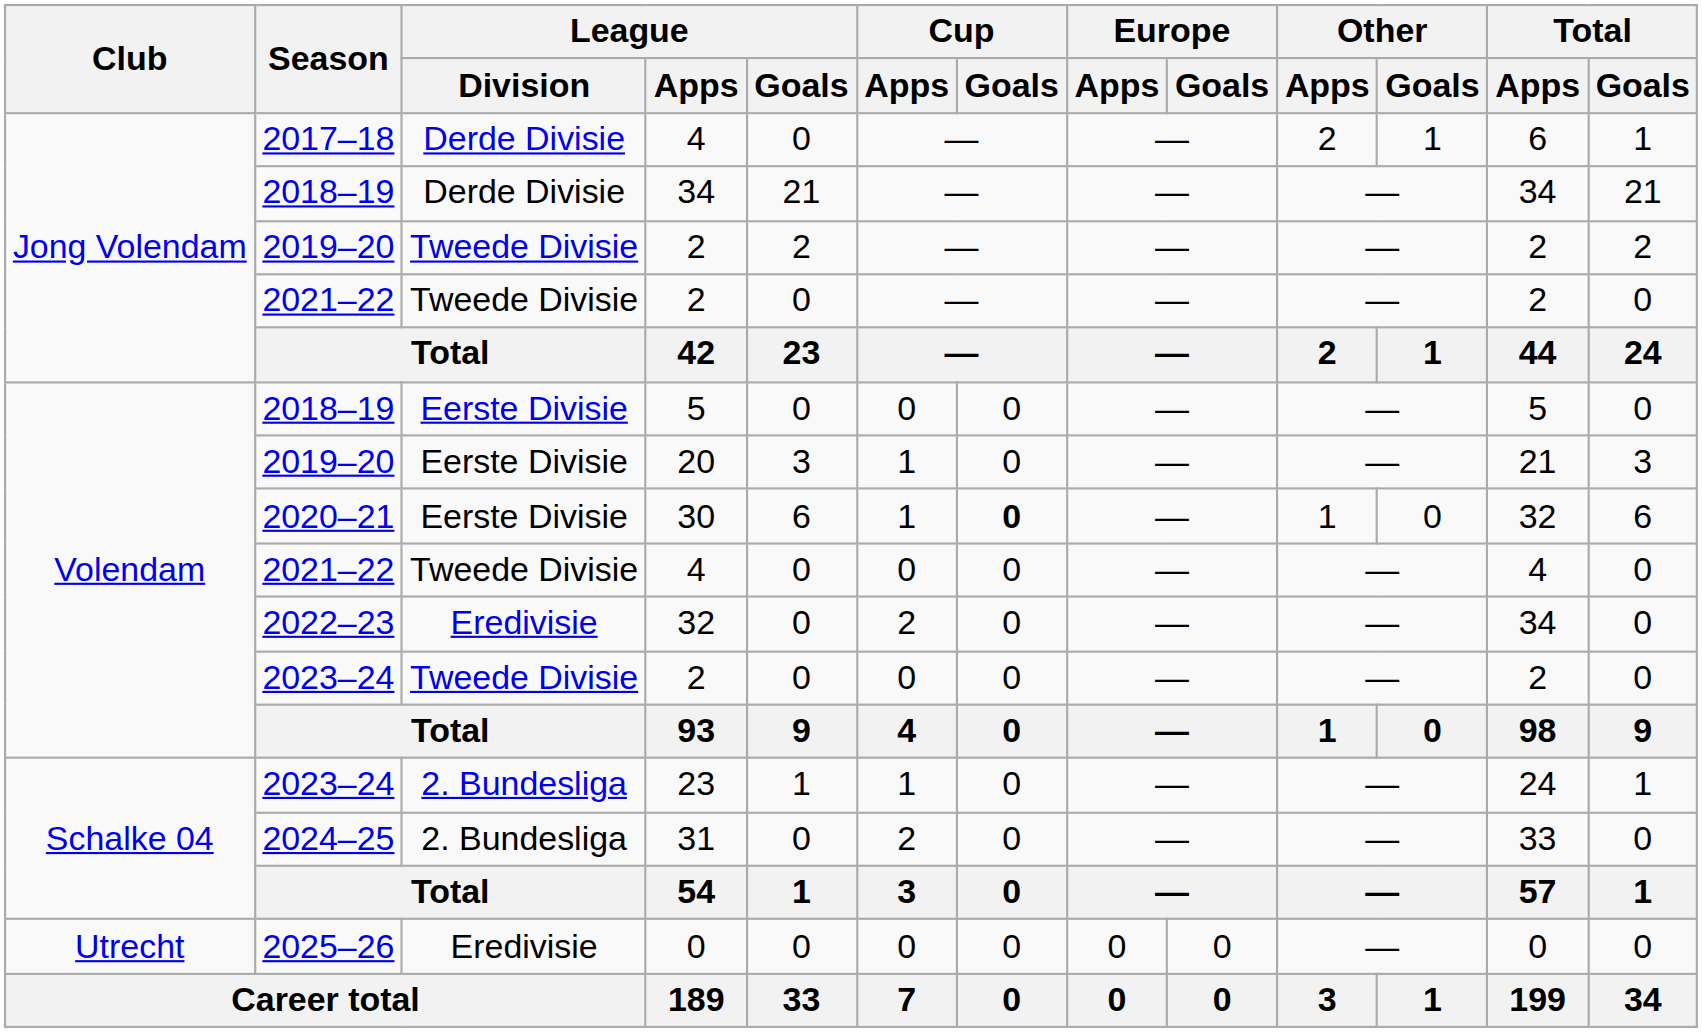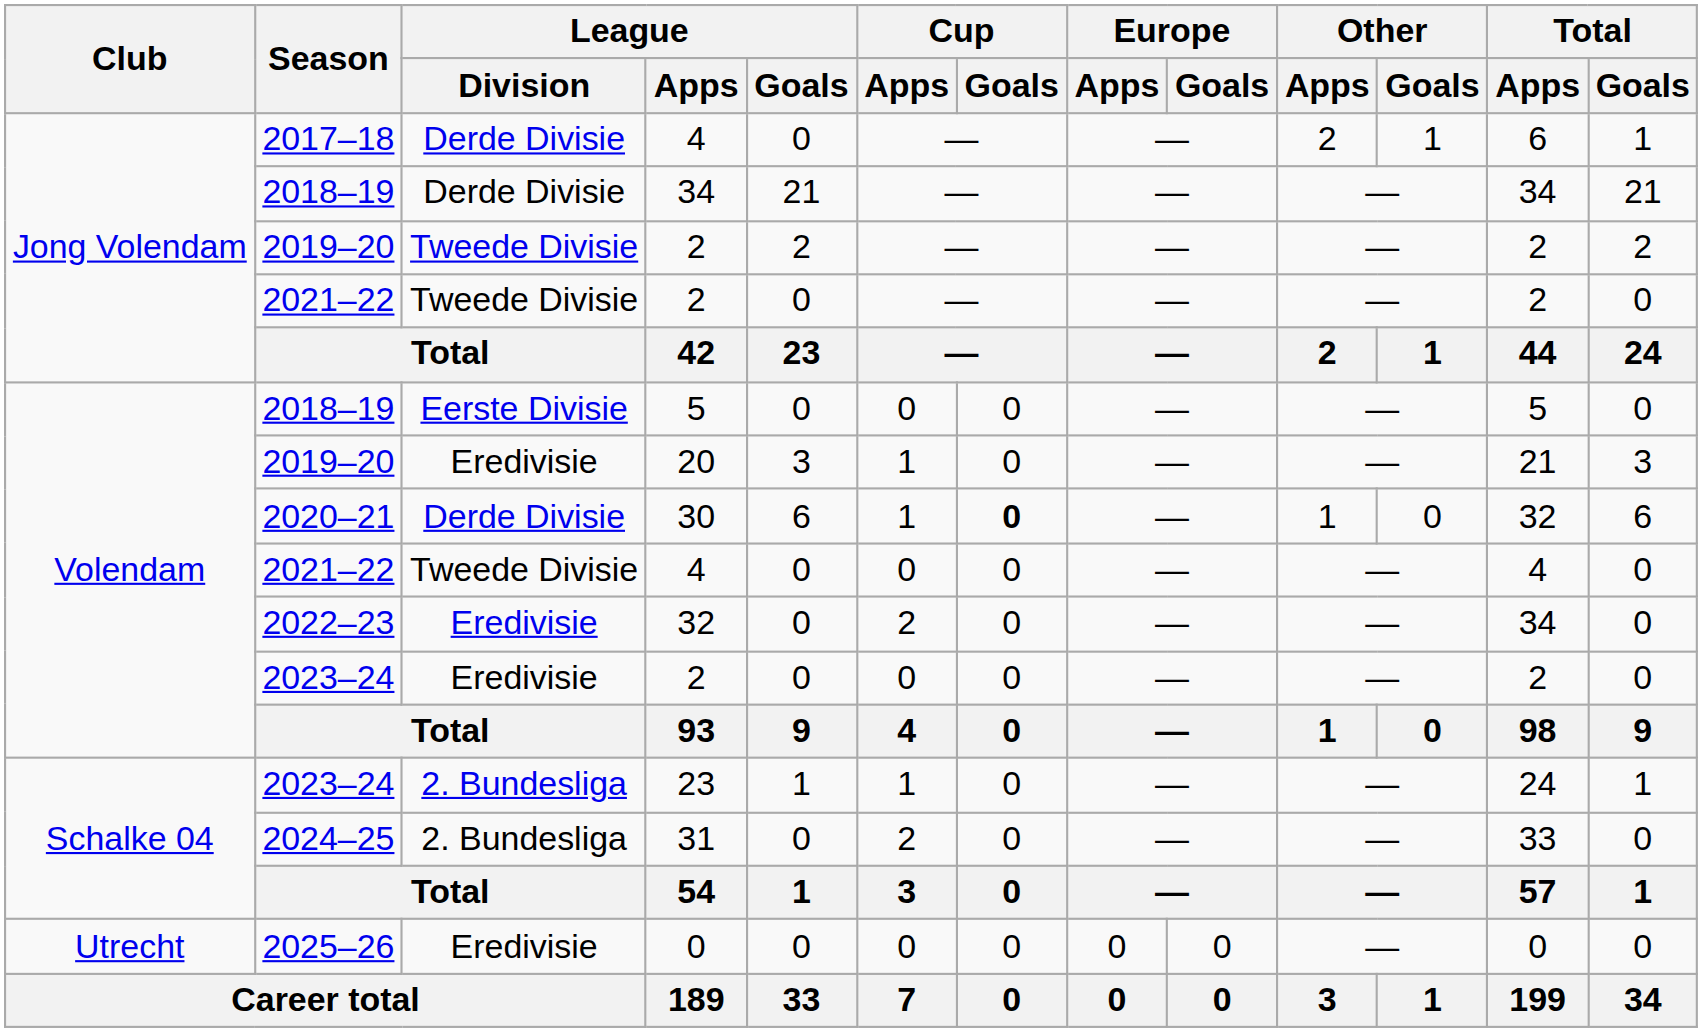(524, 461) Eerste Divisie -> (524, 461) Eredivisie
(524, 515) Eerste Divisie -> (524, 515) Derde Divisie
(524, 676) Tweede Divisie -> (524, 676) Eredivisie
